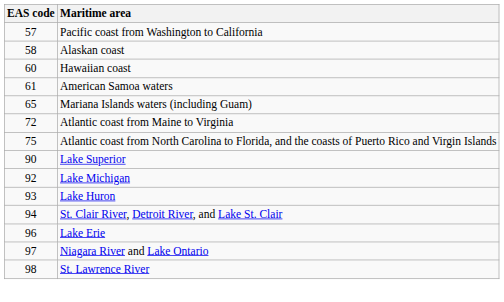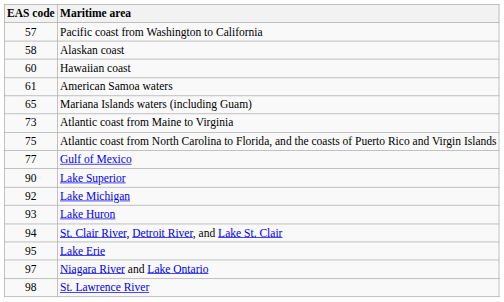(31, 123) 72 -> (31, 123) 73
+ row: (96, 159)
(31, 232) 96 -> (31, 251) 95
